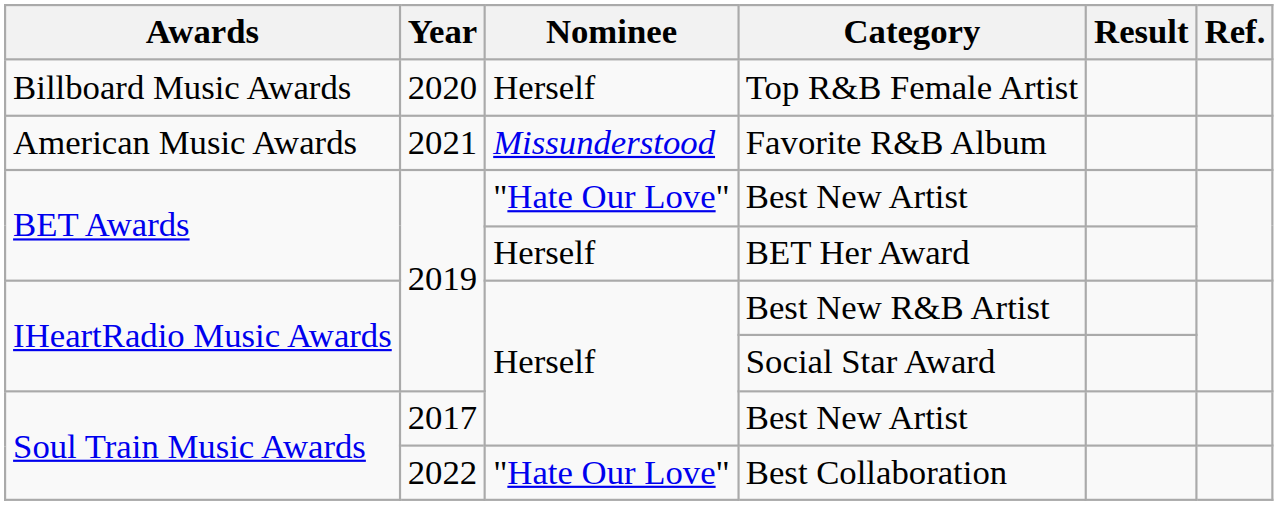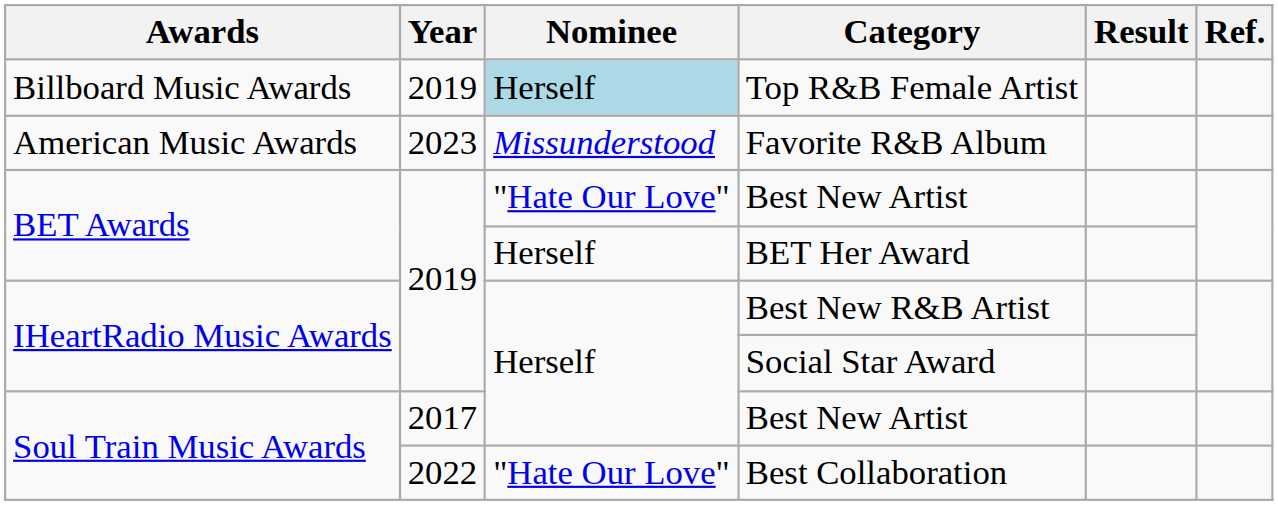(442, 87) 2020 -> (442, 87) 2019
(544, 87) no background -> (544, 87) lightblue background
(442, 142) 2021 -> (442, 142) 2023
